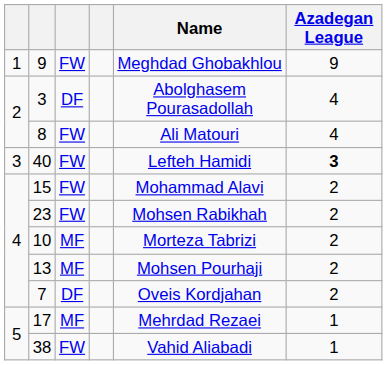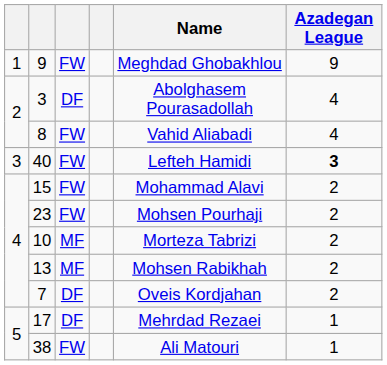(200, 135) Ali Matouri -> (200, 135) Vahid Aliabadi
(200, 214) Mohsen Rabikhah -> (200, 214) Mohsen Pourhaji
(200, 267) Mohsen Pourhaji -> (200, 267) Mohsen Rabikhah
(72, 320) MF -> (72, 320) DF
(200, 347) Vahid Aliabadi -> (200, 347) Ali Matouri
